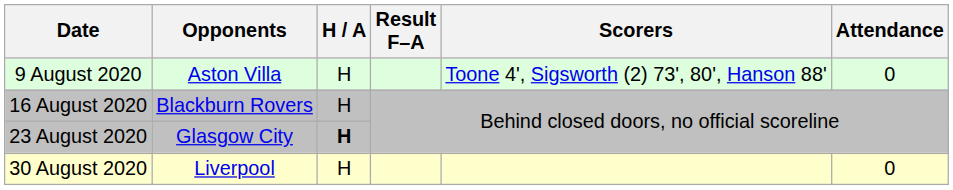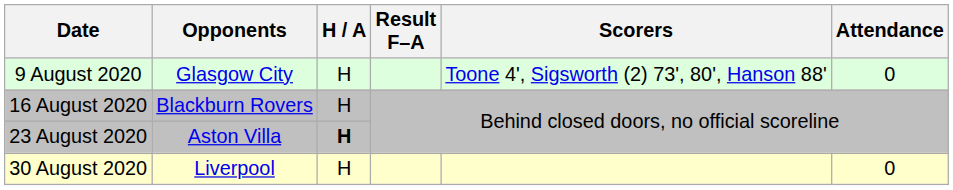(235, 74) Aston Villa -> (235, 74) Glasgow City
(235, 136) Glasgow City -> (235, 136) Aston Villa
